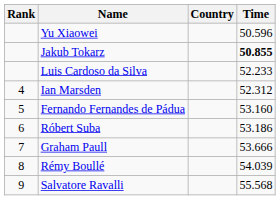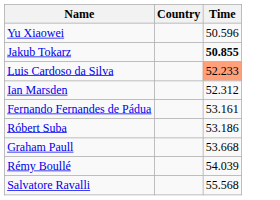- column: (21, 14)
(256, 71) no background -> (222, 71) lightsalmon background
(256, 109) 53.160 -> (222, 109) 53.161
(256, 147) 53.666 -> (222, 147) 53.668
